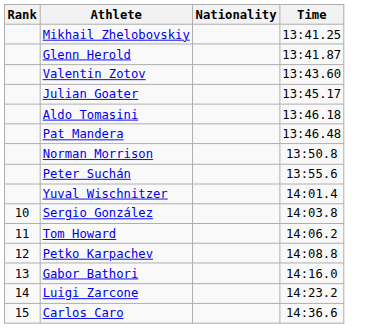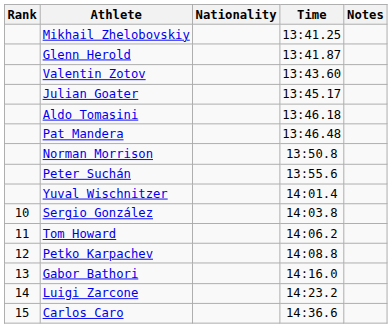+ column: (365, 14)
